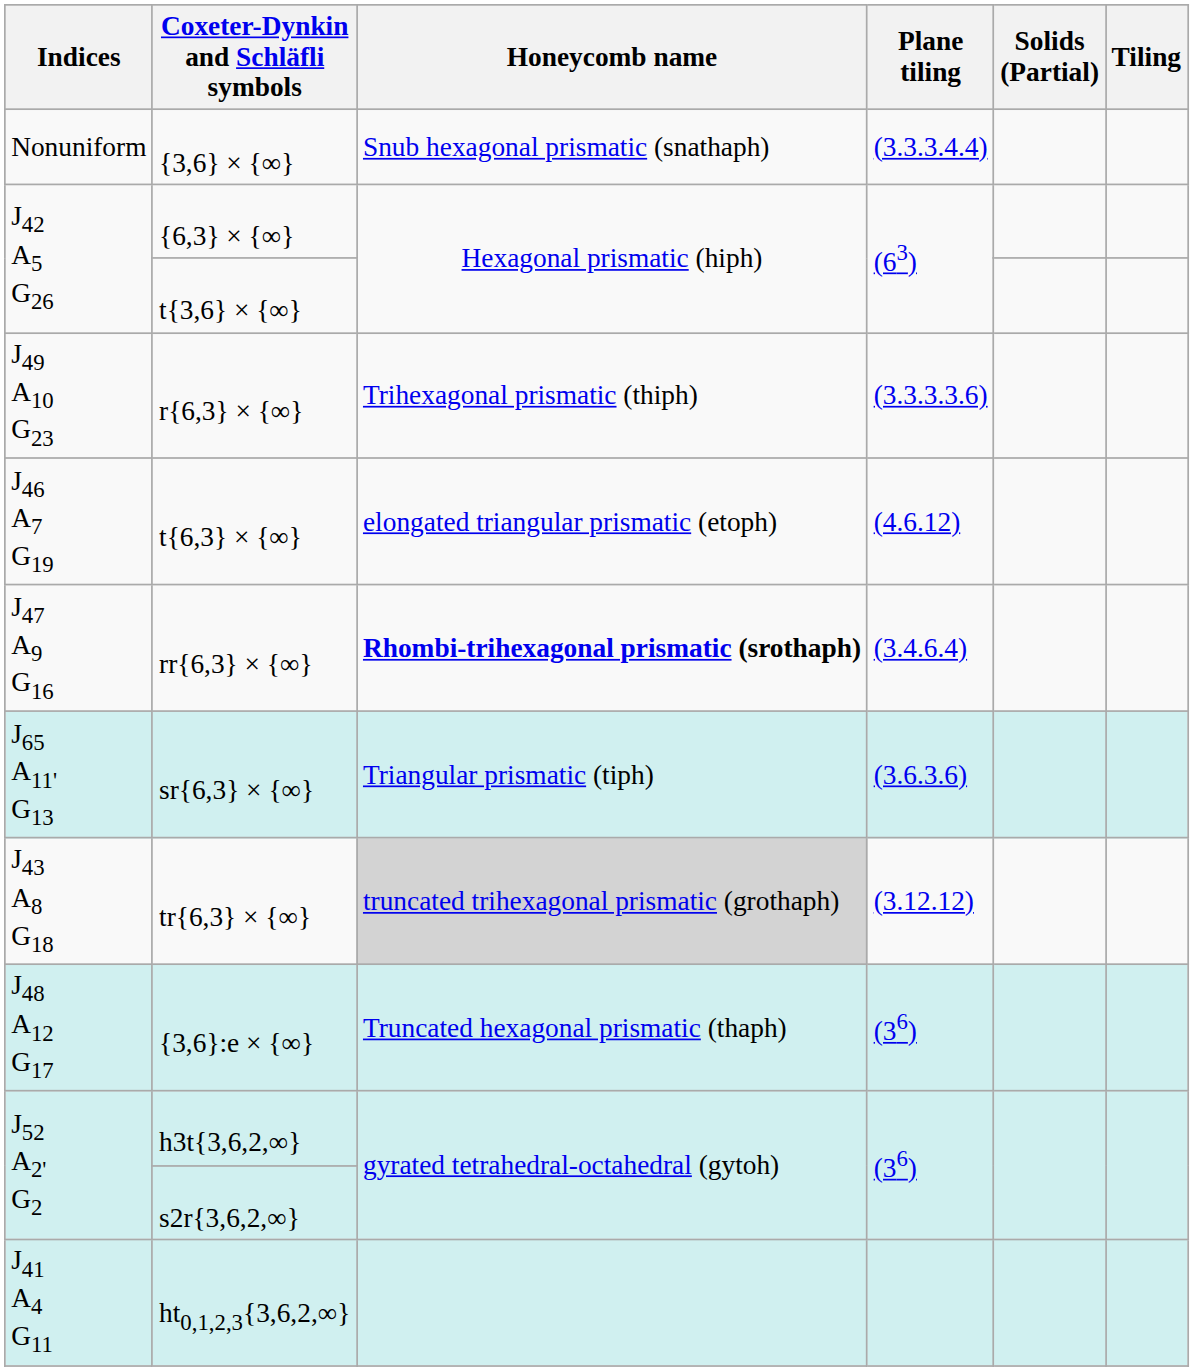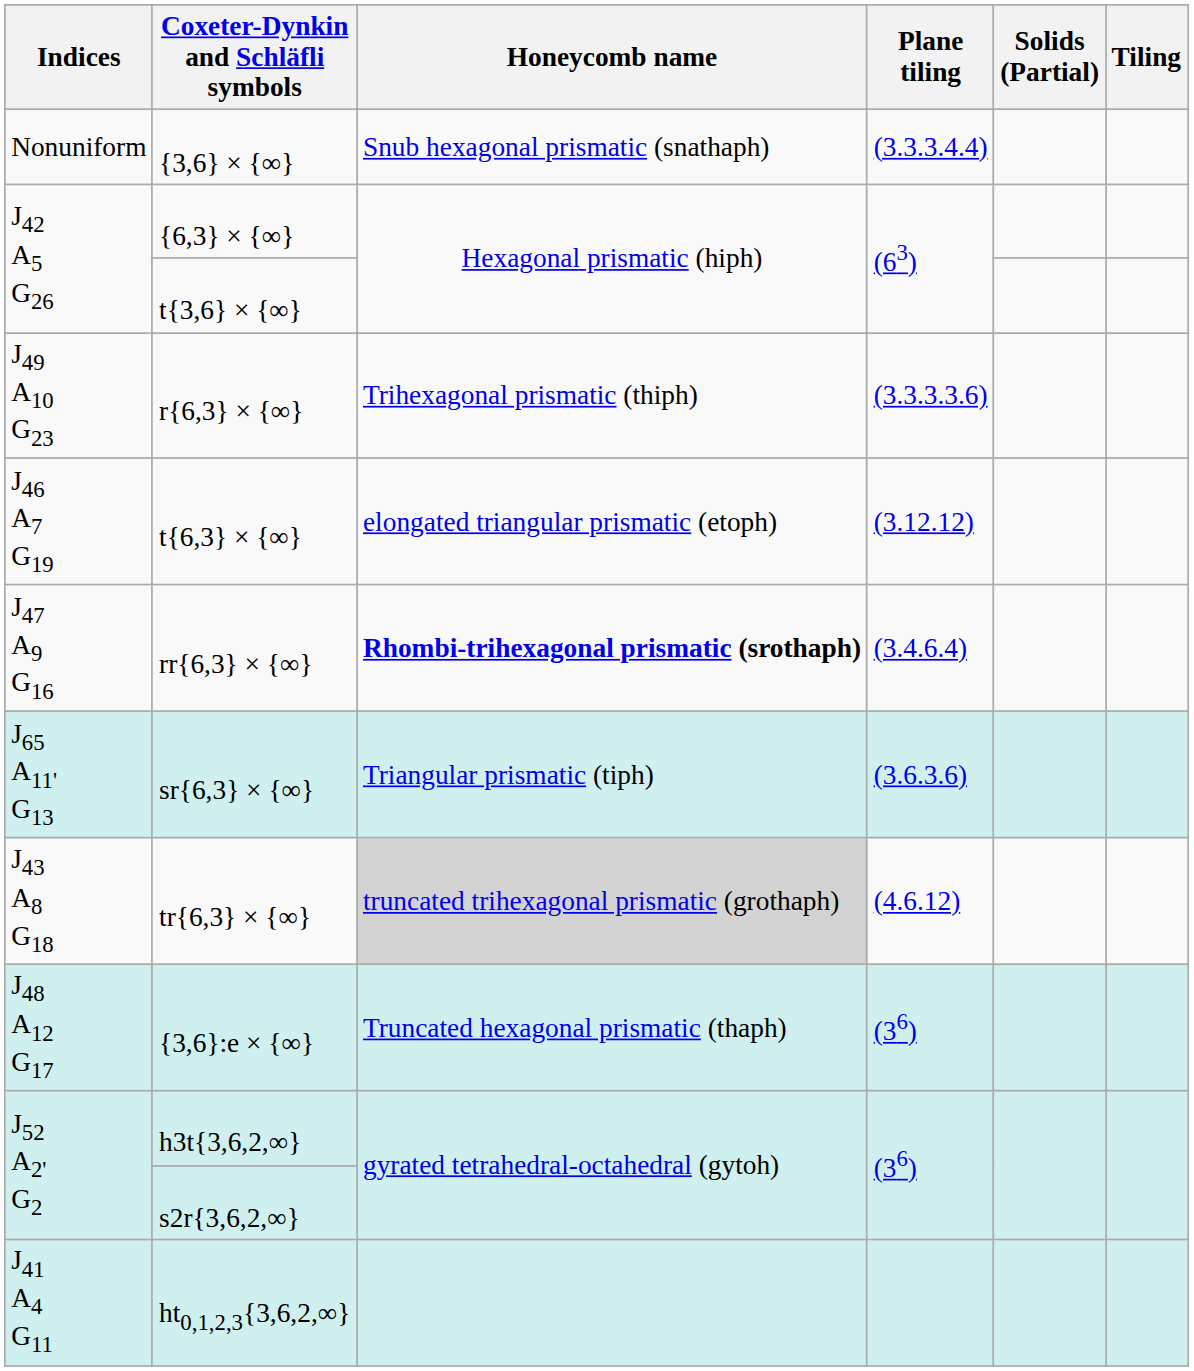(917, 521) (4.6.12) -> (924, 521) (3.12.12)
(924, 900) (3.12.12) -> (917, 900) (4.6.12)
